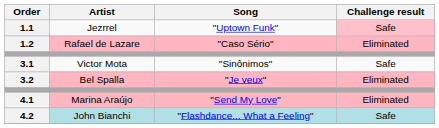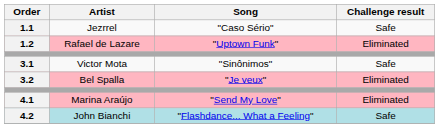(246, 28) "Uptown Funk" -> (246, 28) "Caso Sério"
(386, 28) pink background -> (386, 28) no background
(246, 43) "Caso Sério" -> (246, 43) "Uptown Funk"
